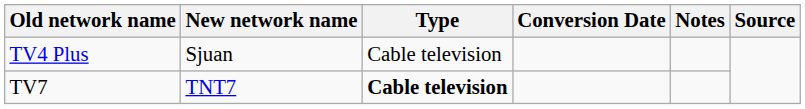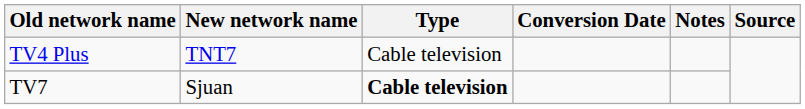(209, 53) Sjuan -> (211, 53) TNT7
(211, 86) TNT7 -> (209, 86) Sjuan
